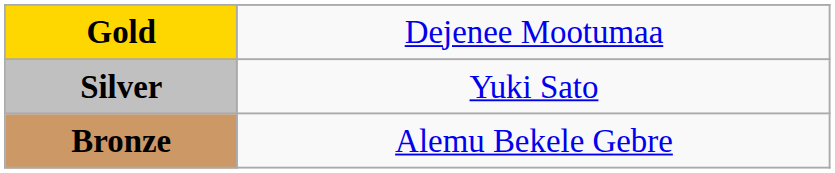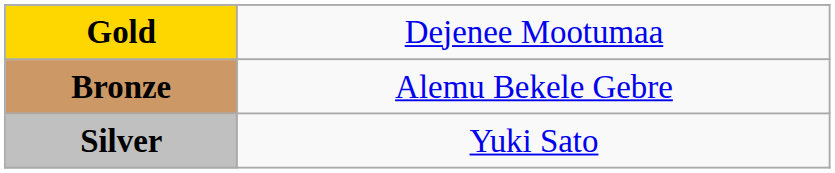rows swapped: (121, 85) <-> (121, 139)
